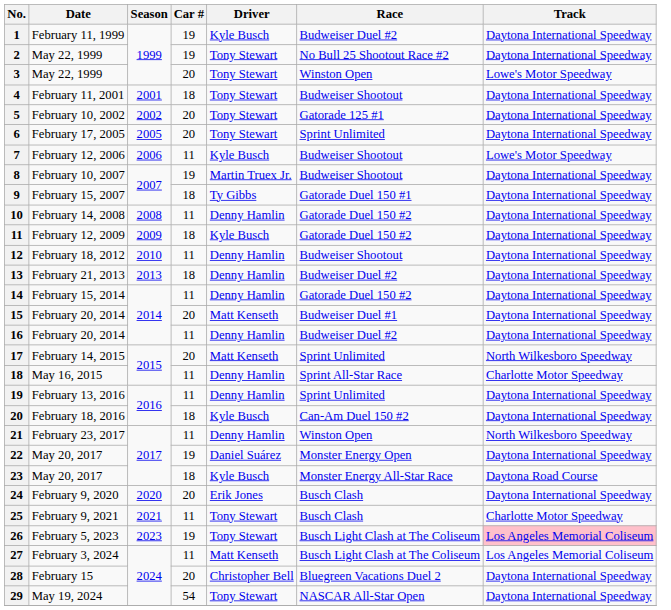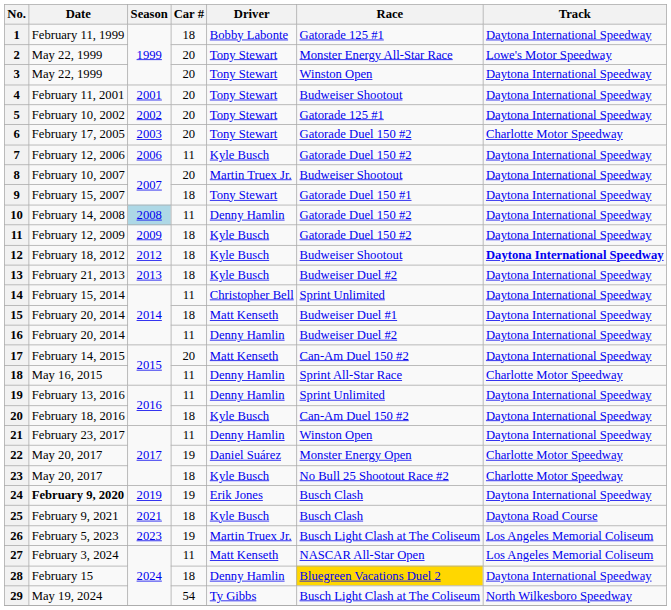(189, 34) 19 -> (189, 34) 18
(239, 34) Kyle Busch -> (249, 34) Bobby Labonte
(348, 34) Budweiser Duel #2 -> (342, 34) Gatorade 125 #1
(189, 54) 19 -> (189, 54) 20
(374, 54) No Bull 25 Shootout Race #2 -> (376, 54) Monster Energy All-Star Race
(569, 54) Daytona International Speedway -> (549, 54) Lowe's Motor Speedway
(549, 74) Lowe's Motor Speedway -> (569, 74) Daytona International Speedway
(189, 94) 18 -> (189, 94) 20
(149, 134) 2005 -> (149, 134) 2003
(342, 134) Sprint Unlimited -> (356, 134) Gatorade Duel 150 #2
(569, 134) Daytona International Speedway -> (554, 134) Charlotte Motor Speedway
(351, 154) Budweiser Shootout -> (356, 154) Gatorade Duel 150 #2
(549, 154) Lowe's Motor Speedway -> (569, 154) Daytona International Speedway
(189, 174) 19 -> (189, 174) 20
(233, 194) Ty Gibbs -> (244, 194) Tony Stewart
(149, 214) no background -> (149, 214) lightblue background
(149, 255) 2010 -> (149, 255) 2012
(189, 255) 11 -> (189, 255) 18
(247, 255) Denny Hamlin -> (239, 255) Kyle Busch
(569, 255) normal -> (575, 255) bold
(247, 275) Denny Hamlin -> (239, 275) Kyle Busch
(247, 295) Denny Hamlin -> (252, 295) Christopher Bell
(356, 295) Gatorade Duel 150 #2 -> (342, 295) Sprint Unlimited
(189, 315) 20 -> (189, 315) 18
(342, 355) Sprint Unlimited -> (354, 355) Can-Am Duel 150 #2
(559, 355) North Wilkesboro Speedway -> (569, 355) Daytona International Speedway
(559, 435) North Wilkesboro Speedway -> (569, 435) Daytona International Speedway
(569, 455) Daytona International Speedway -> (554, 455) Charlotte Motor Speedway
(376, 475) Monster Energy All-Star Race -> (374, 475) No Bull 25 Shootout Race #2
(542, 475) Daytona Road Course -> (554, 475) Charlotte Motor Speedway
(75, 495) normal -> (78, 495) bold
(149, 495) 2020 -> (149, 495) 2019
(189, 495) 20 -> (189, 495) 19
(189, 515) 11 -> (189, 515) 18
(244, 515) Tony Stewart -> (239, 515) Kyle Busch
(554, 515) Charlotte Motor Speedway -> (542, 515) Daytona Road Course
(244, 535) Tony Stewart -> (251, 535) Martin Truex Jr.
(570, 535) pink background -> (570, 535) no background
(390, 555) Busch Light Clash at The Coliseum -> (362, 555) NASCAR All-Star Open
(189, 575) 20 -> (189, 575) 18
(252, 575) Christopher Bell -> (247, 575) Denny Hamlin
(370, 575) no background -> (370, 575) gold background
(244, 595) Tony Stewart -> (233, 595) Ty Gibbs
(362, 595) NASCAR All-Star Open -> (390, 595) Busch Light Clash at The Coliseum
(569, 595) Daytona International Speedway -> (559, 595) North Wilkesboro Speedway
